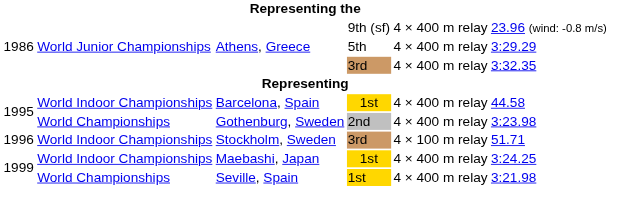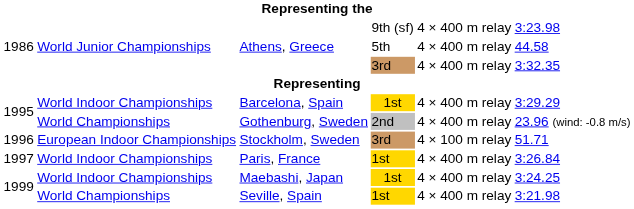(549, 27) 23.96 (wind: -0.8 m/s) -> (537, 27) 3:23.98
(514, 46) 3:29.29 -> (532, 46) 44.58
(508, 102) 44.58 -> (537, 102) 3:29.29
(514, 121) 3:23.98 -> (573, 121) 23.96 (wind: -0.8 m/s)
(125, 140) World Indoor Championships -> (137, 140) European Indoor Championships
+ row: (280, 158)
